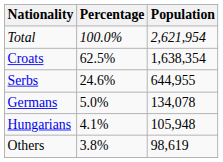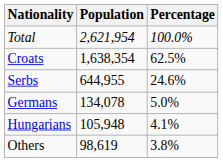columns swapped: (183, 15) <-> (112, 15)
